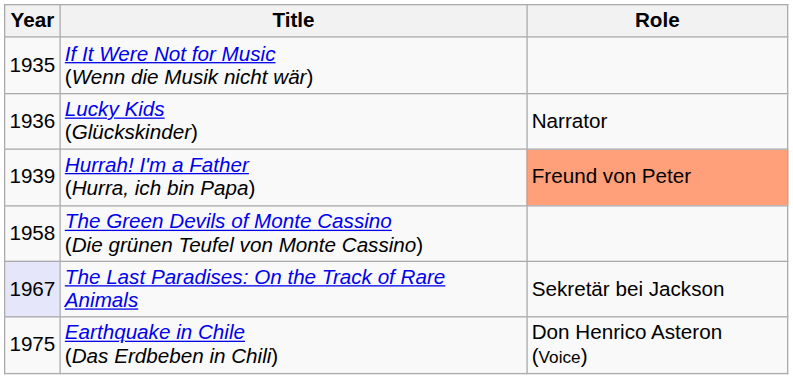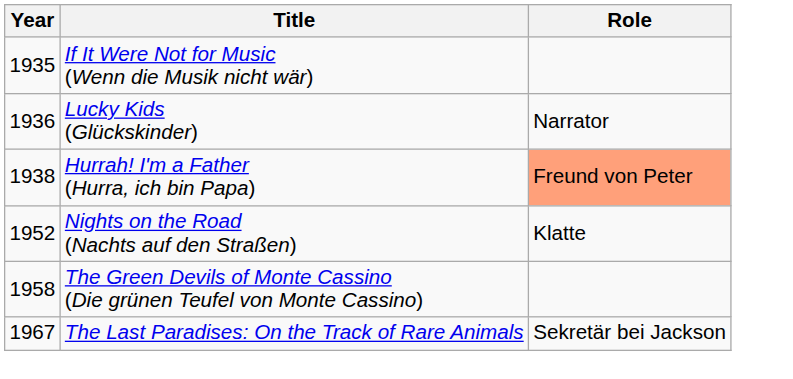(32, 177) 1939 -> (32, 177) 1938
+ row: (181, 233)
(32, 289) lavender background -> (32, 333) no background
- row: (172, 344)
